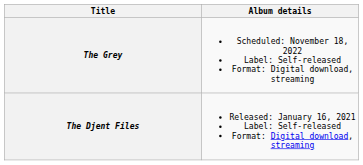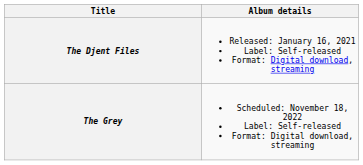rows swapped: (103, 126) <-> (103, 55)
